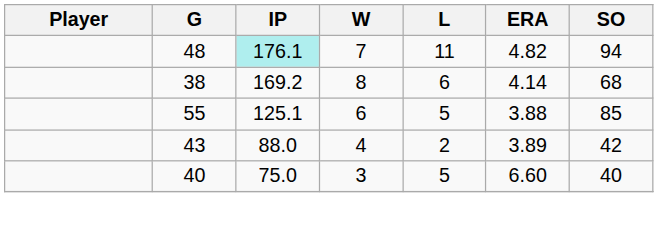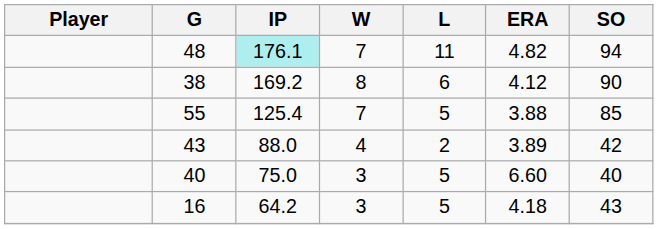(528, 82) 4.14 -> (528, 82) 4.12
(611, 82) 68 -> (611, 82) 90
(278, 113) 125.1 -> (278, 113) 125.4
(361, 113) 6 -> (361, 113) 7
+ row: (194, 207)
